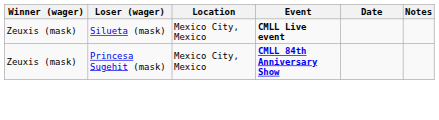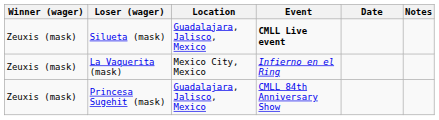(206, 31) Mexico City, Mexico -> (206, 37) Guadalajara, Jalisco, Mexico
+ row: (122, 67)
(206, 62) Mexico City, Mexico -> (206, 97) Guadalajara, Jalisco, Mexico
(288, 62) bold -> (288, 97) normal
